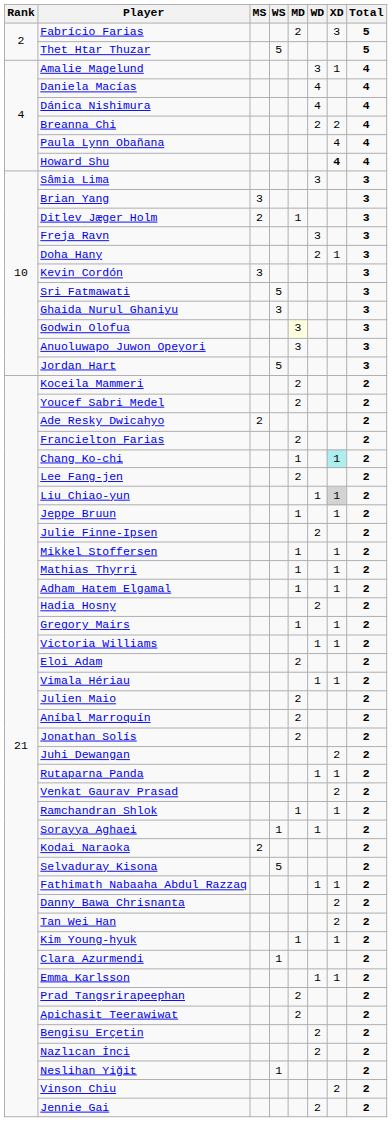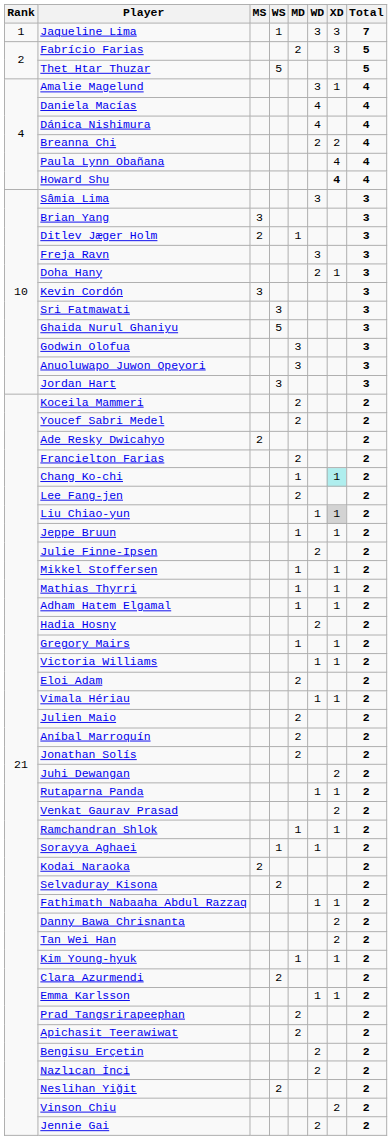+ row: (89, 33)
(279, 292) 5 -> (279, 311) 3
(279, 311) 3 -> (279, 329) 5
(298, 329) lightyellow background -> (298, 348) no background
(279, 366) 5 -> (279, 385) 3
(279, 867) 5 -> (279, 886) 2
(279, 960) 1 -> (279, 978) 2
(279, 1071) 1 -> (279, 1090) 2
